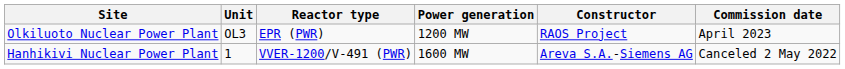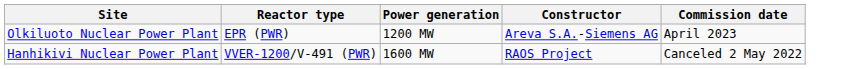- column: (239, 14)
(584, 34) RAOS Project -> (581, 34) Areva S.A.-Siemens AG
(616, 54) Areva S.A.-Siemens AG -> (549, 54) RAOS Project
